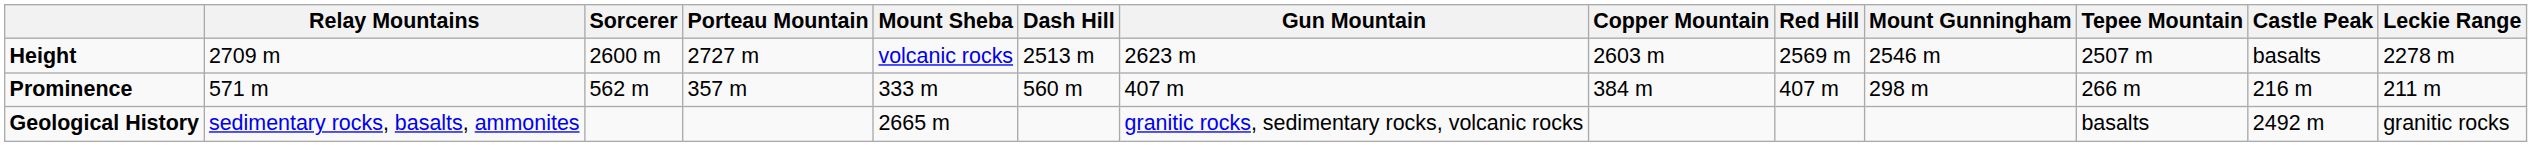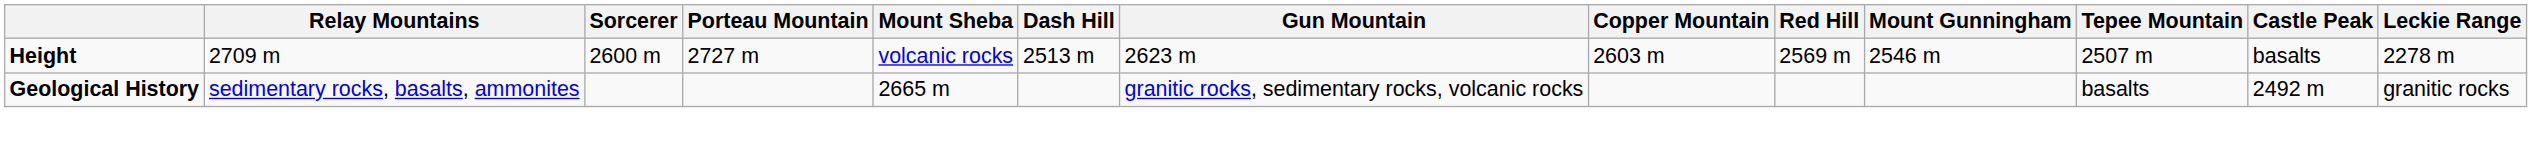- row: (71, 89)
